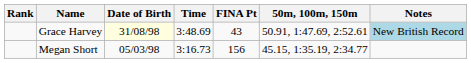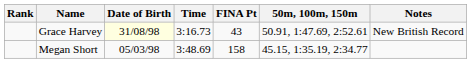(194, 31) 3:48.69 -> (194, 31) 3:16.73
(418, 31) lightblue background -> (418, 31) no background
(194, 49) 3:16.73 -> (194, 49) 3:48.69
(236, 49) 156 -> (236, 49) 158
